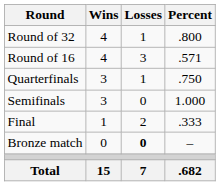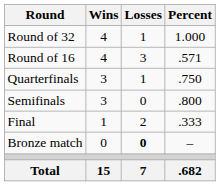(190, 36) .800 -> (190, 36) 1.000
(190, 100) 1.000 -> (190, 100) .800
